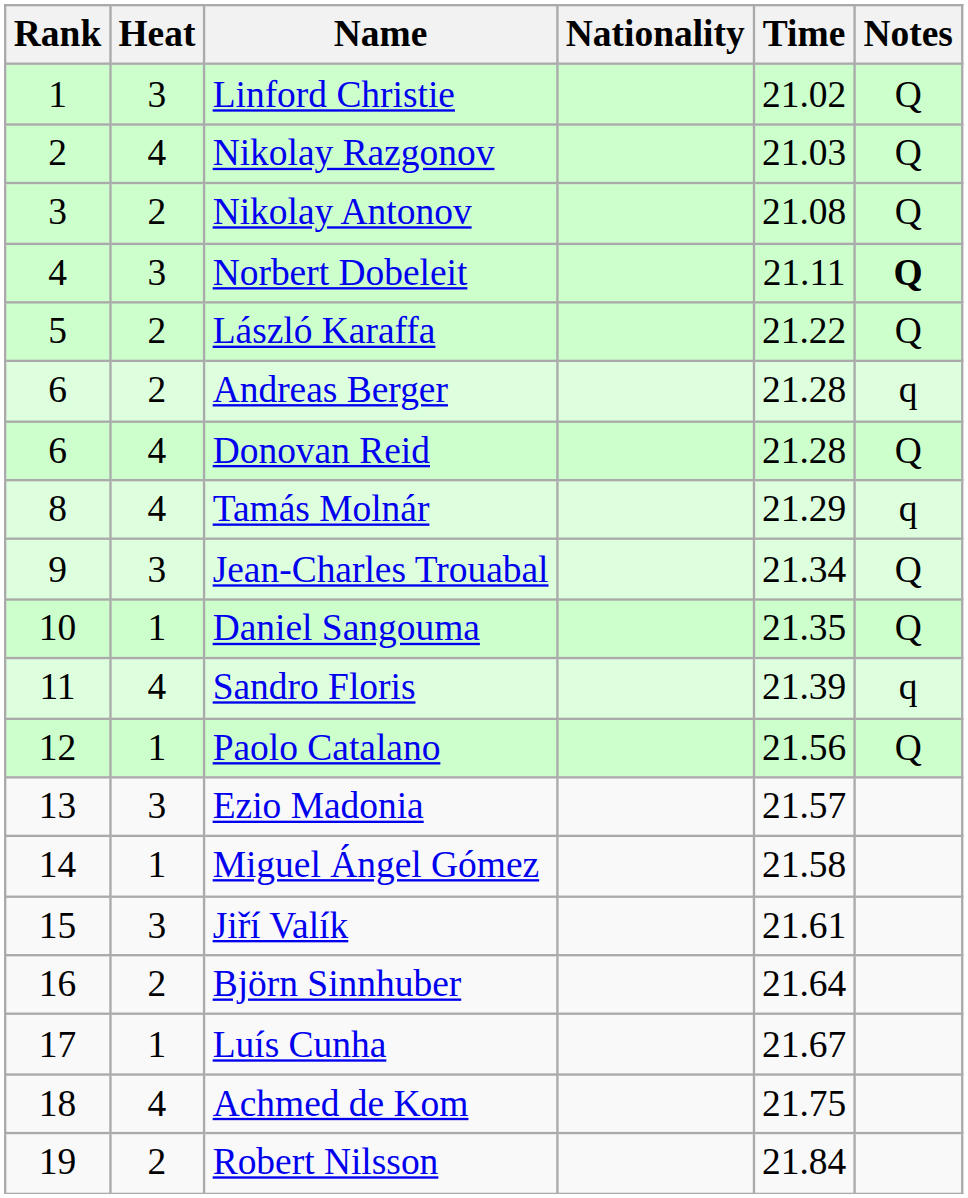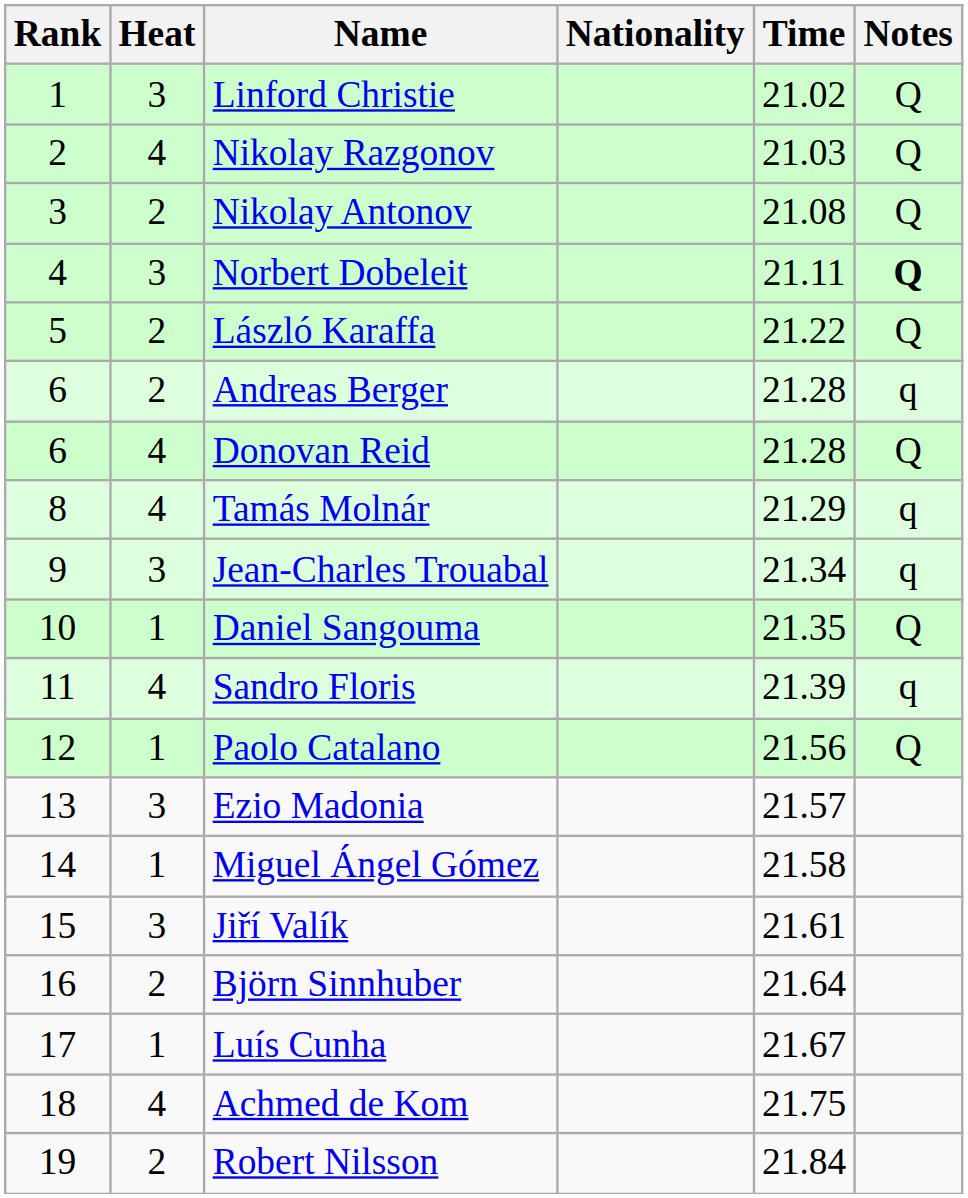(908, 568) Q -> (908, 568) q
